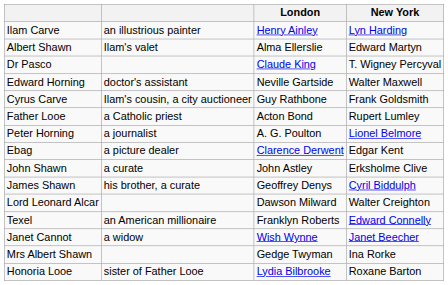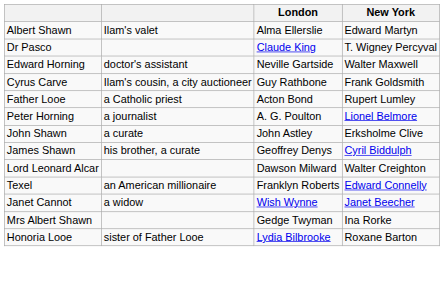- row: (33, 30)
- row: (20, 151)
